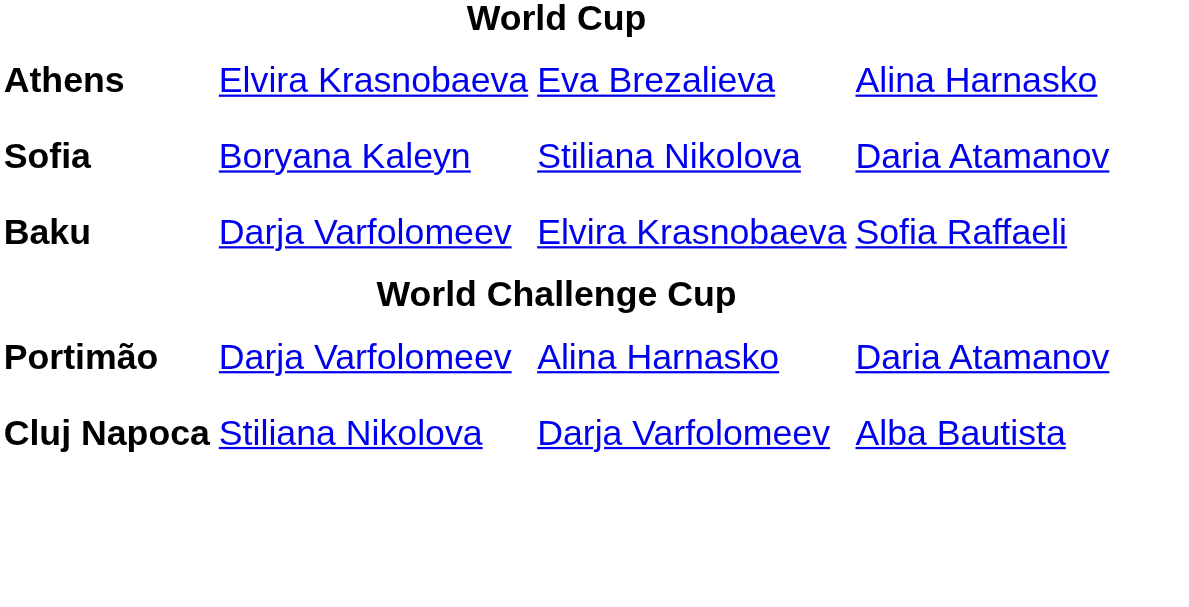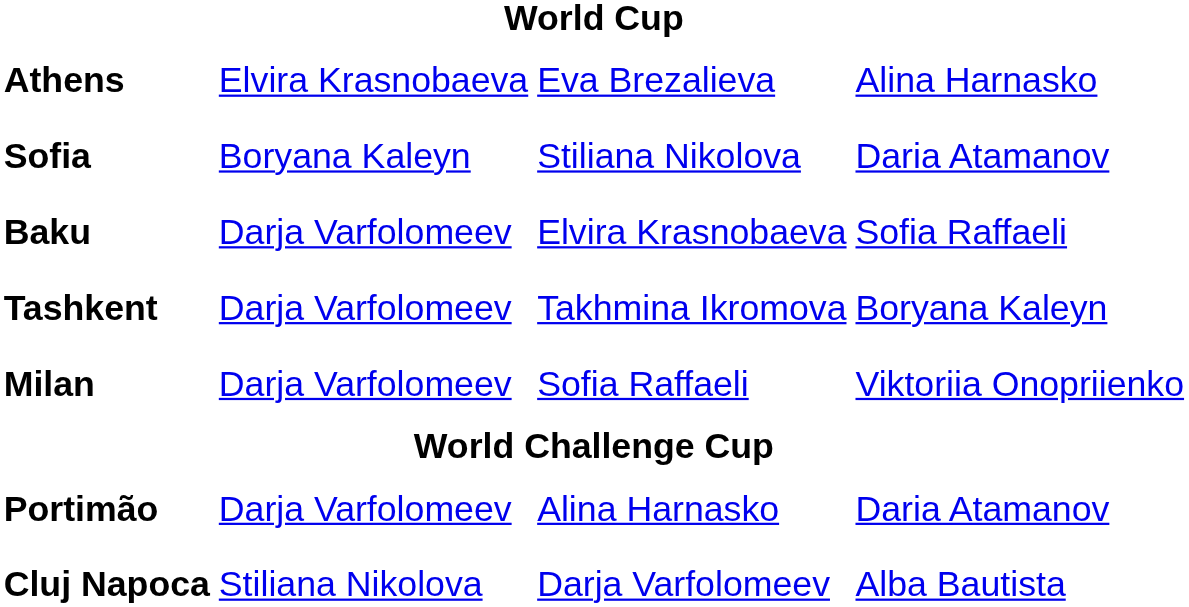+ row: (81, 308)
+ row: (49, 383)
